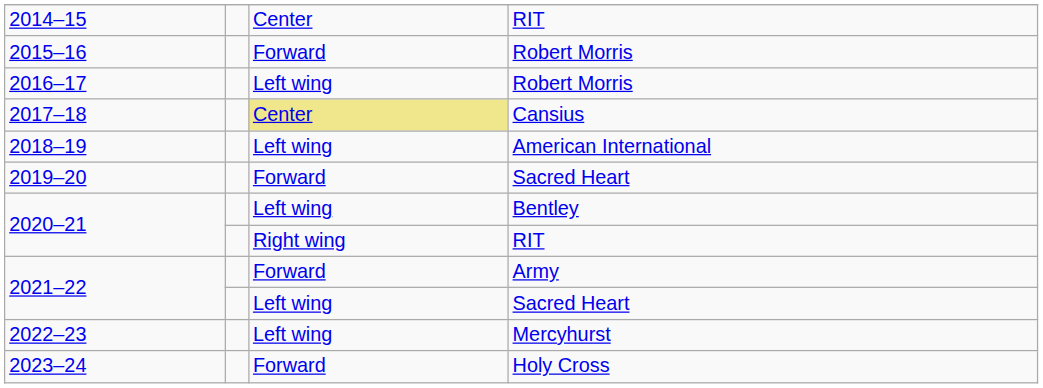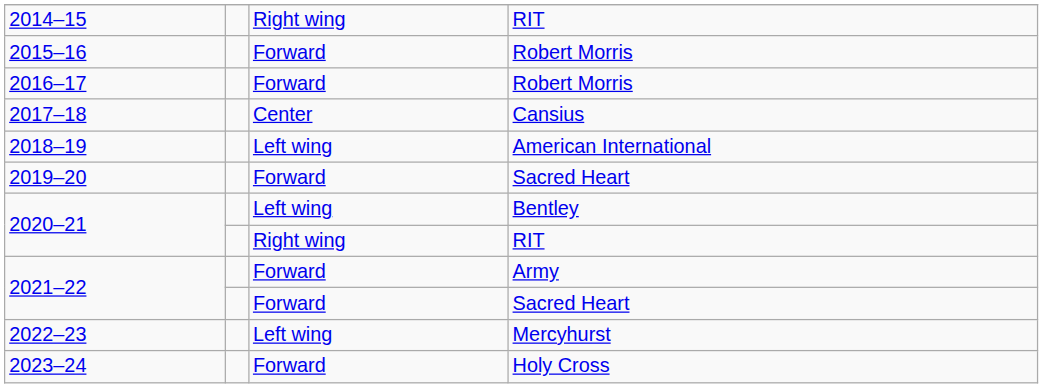(283, 20) Center -> (299, 20) Right wing
(293, 83) Left wing -> (289, 83) Forward
(283, 114) khaki background -> (283, 114) no background
(293, 303) Left wing -> (289, 303) Forward
